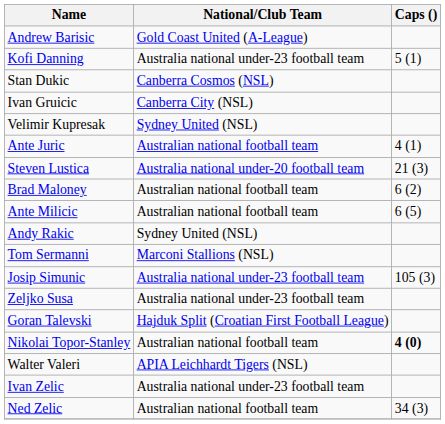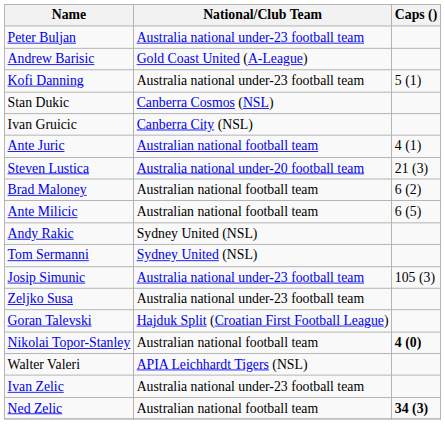+ row: (42, 37)
- row: (56, 124)
(205, 255) Marconi Stallions (NSL) -> (197, 255) Sydney United (NSL)
(411, 408) normal -> (411, 408) bold
